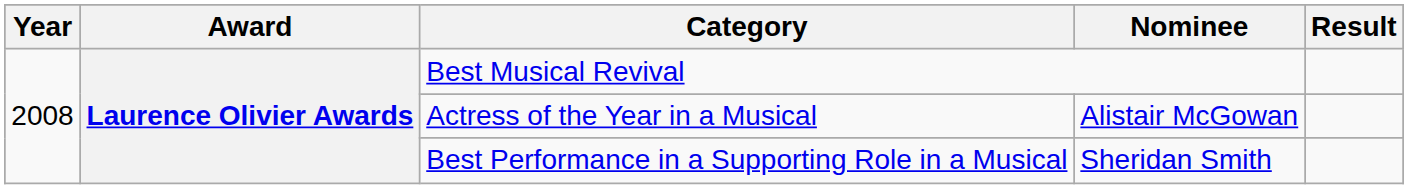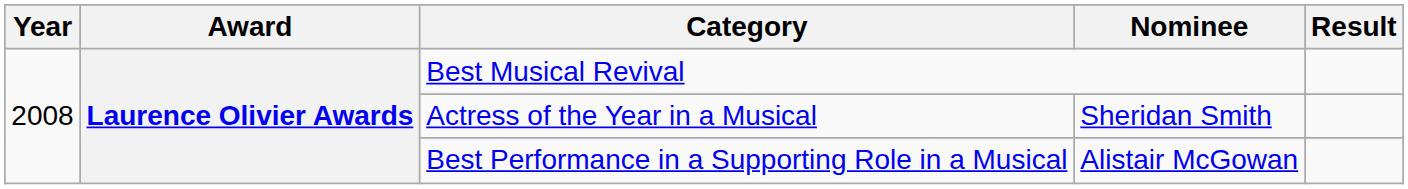(1189, 115) Alistair McGowan -> (1176, 115) Sheridan Smith
(1176, 159) Sheridan Smith -> (1189, 159) Alistair McGowan
